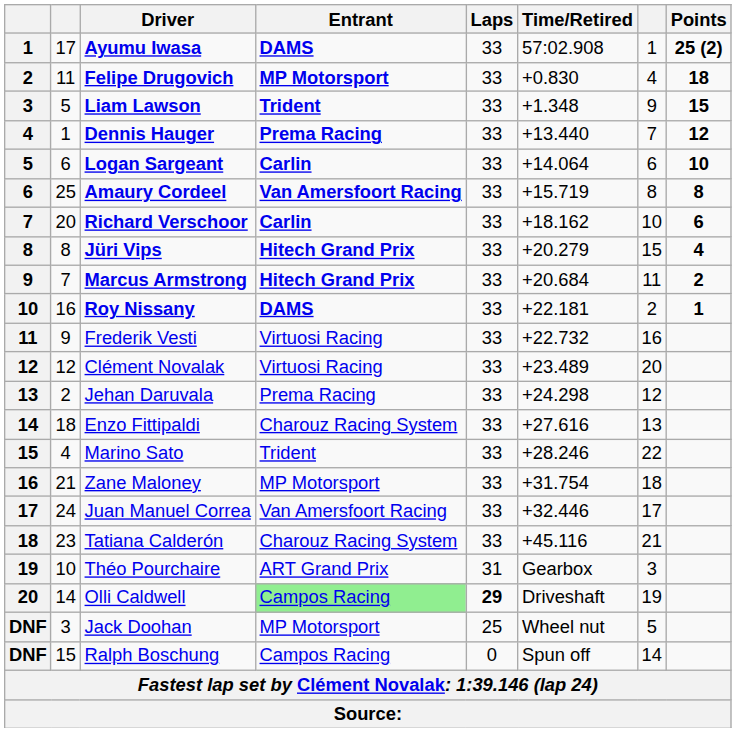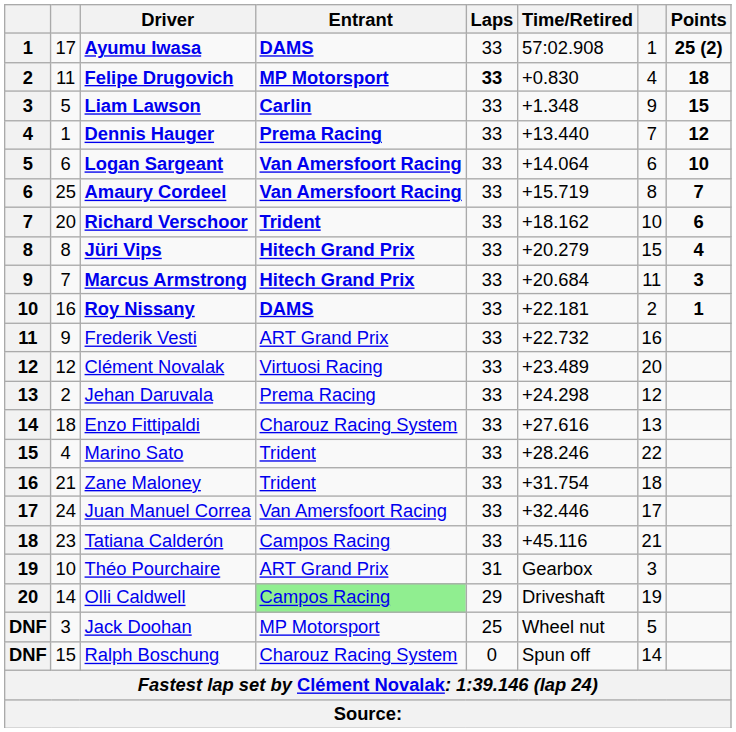(492, 77) normal -> (492, 77) bold
(290, 106) Trident -> (286, 106) Carlin
(286, 163) Carlin -> (361, 163) Van Amersfoort Racing
(699, 192) 8 -> (699, 192) 7
(286, 221) Carlin -> (290, 221) Trident
(699, 279) 2 -> (699, 279) 3
(321, 337) Virtuosi Racing -> (324, 337) ART Grand Prix
(320, 482) MP Motorsport -> (288, 482) Trident
(358, 540) Charouz Racing System -> (325, 540) Campos Racing
(492, 598) bold -> (492, 598) normal
(325, 655) Campos Racing -> (358, 655) Charouz Racing System
